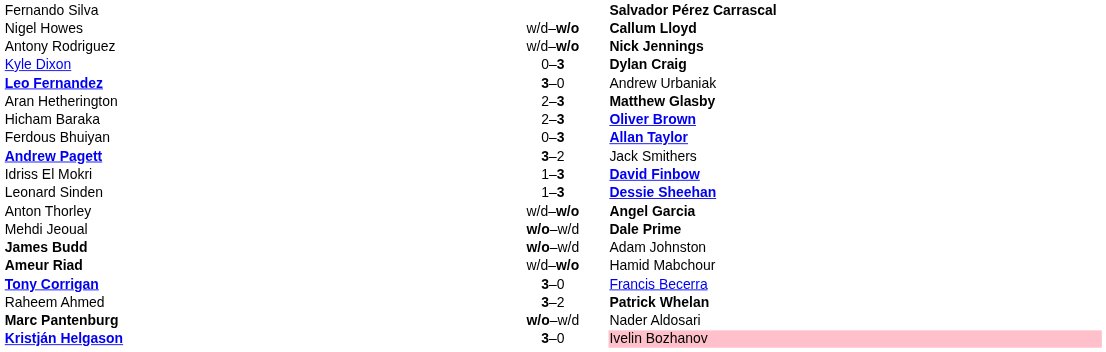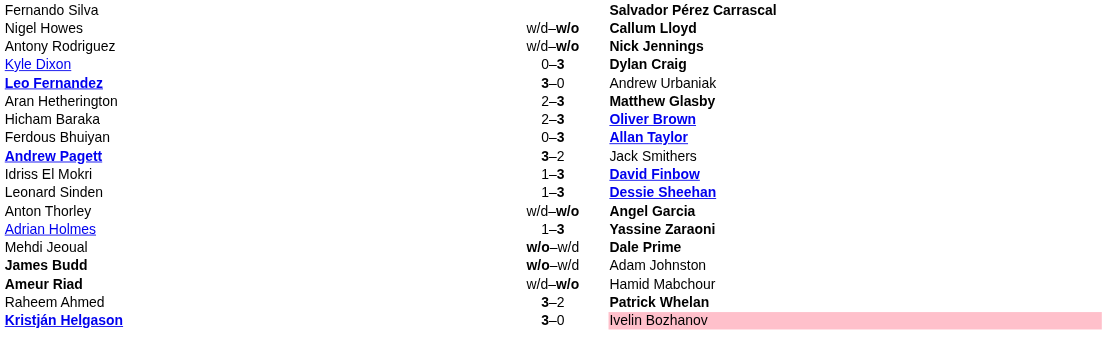+ row: (50, 229)
- row: (52, 284)
- row: (62, 320)
